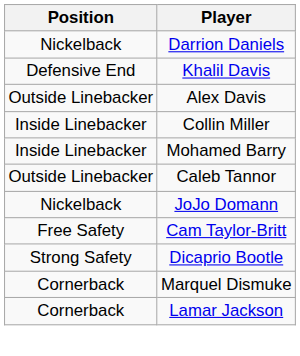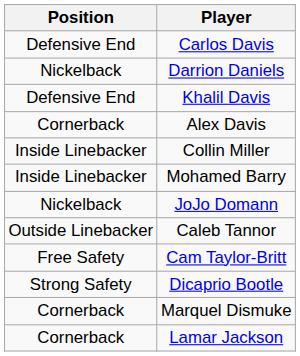+ row: (226, 44)
(81, 97) Outside Linebacker -> (81, 124) Cornerback
rows swapped: (226, 177) <-> (226, 204)
